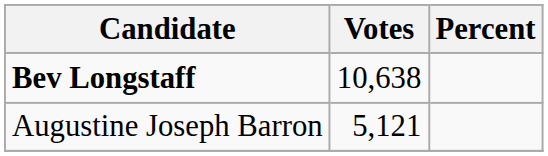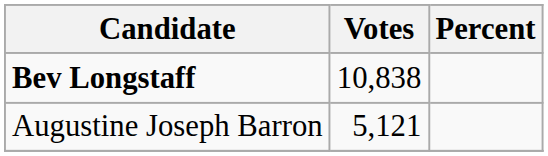(379, 77) 10,638 -> (379, 77) 10,838
